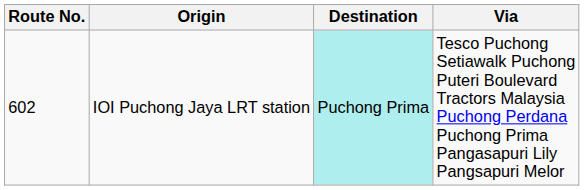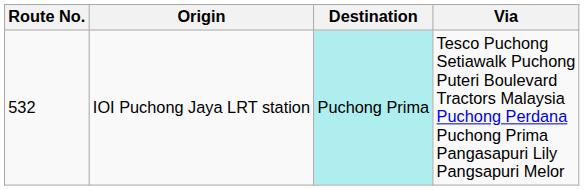(22, 107) 602 -> (22, 107) 532
